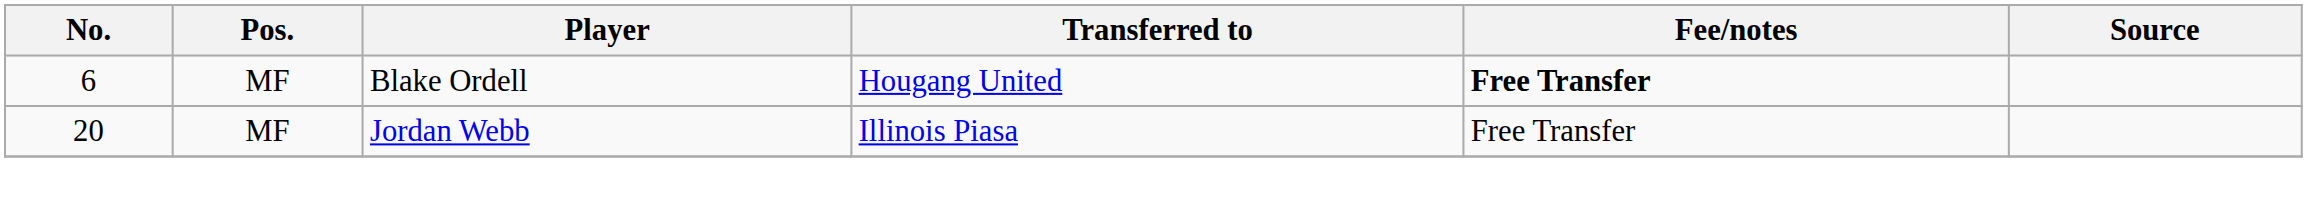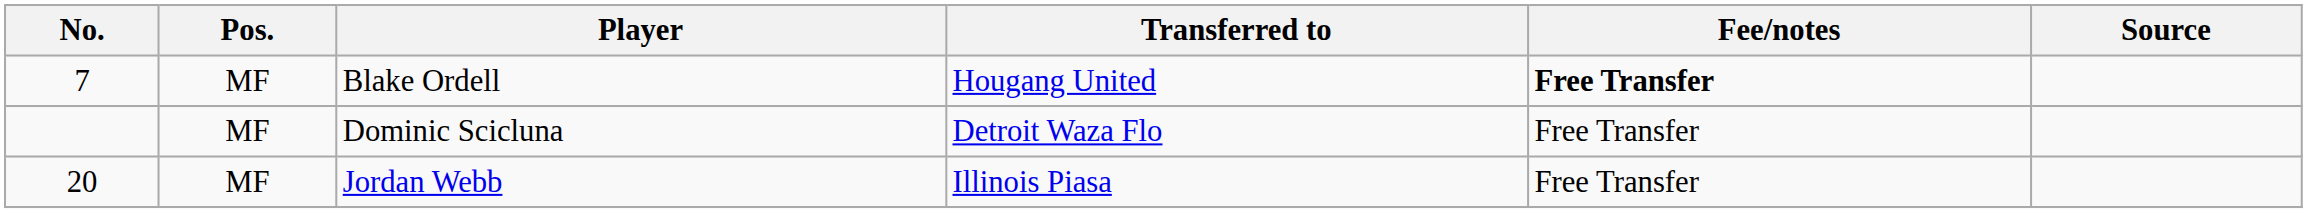(88, 80) 6 -> (82, 80) 7
+ row: (453, 131)
